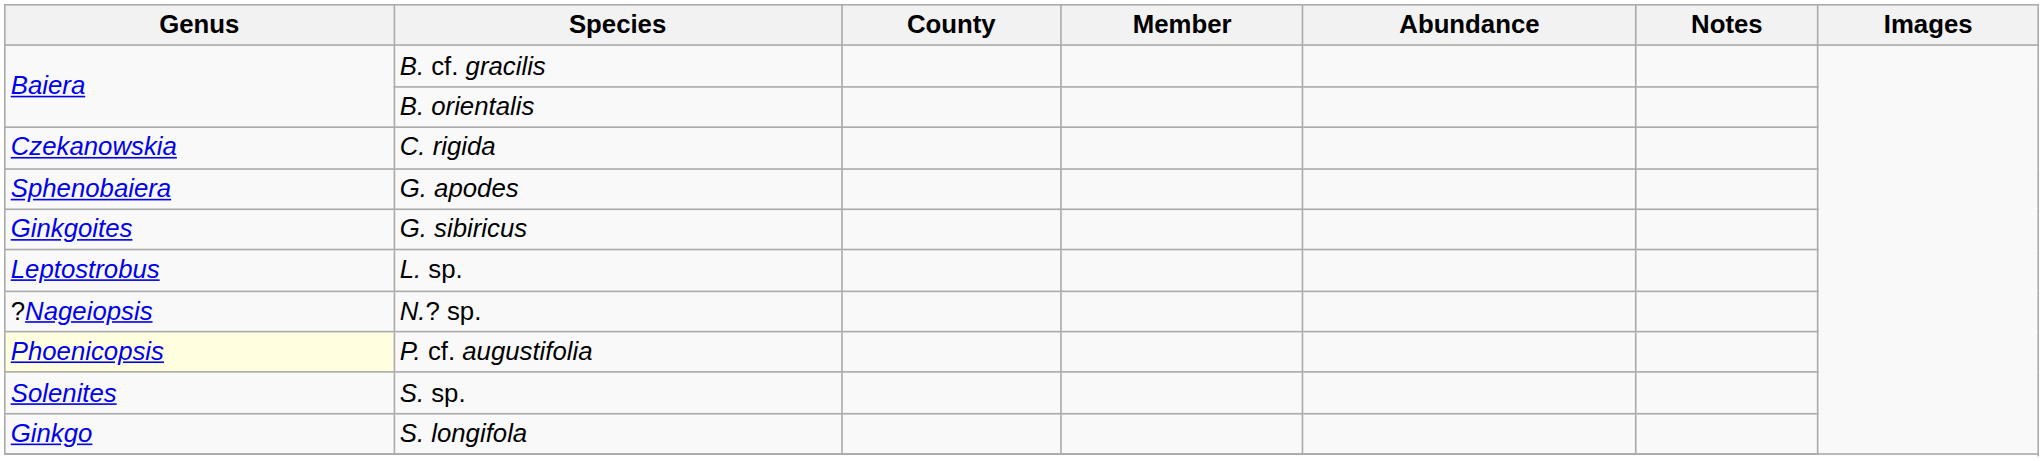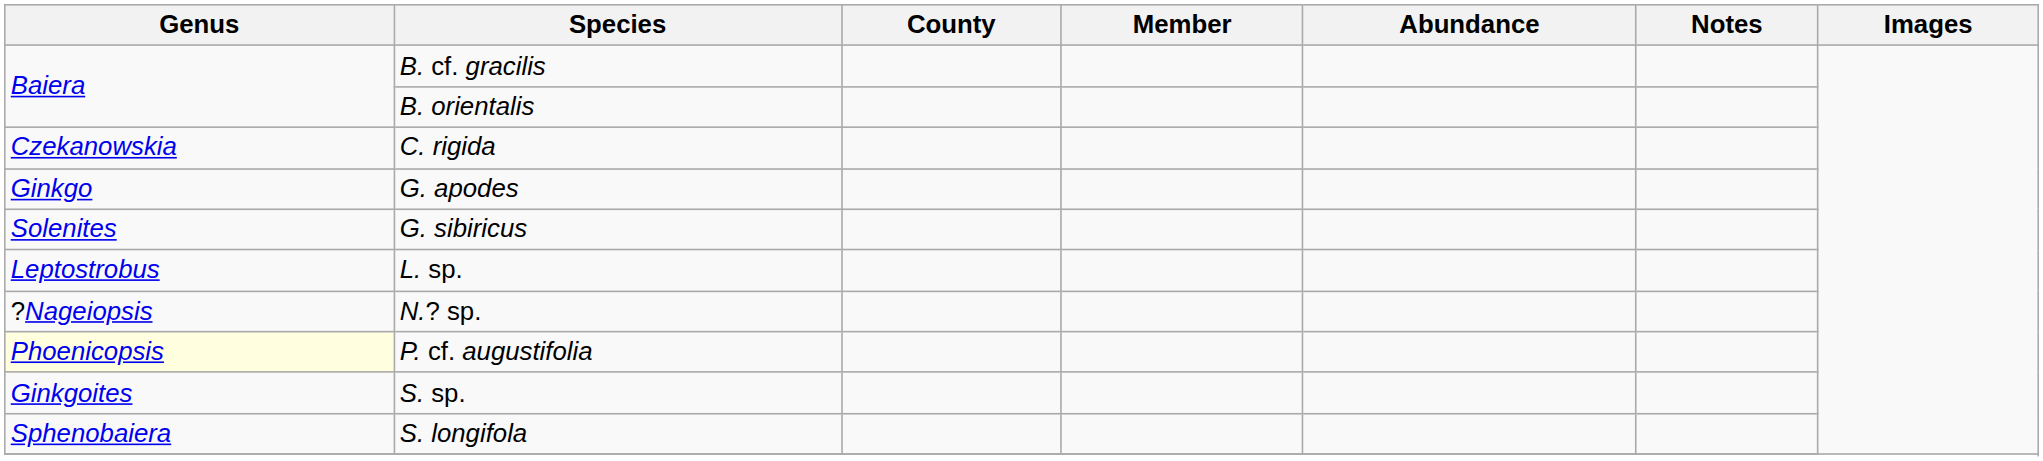(91, 188) Sphenobaiera -> (52, 188) Ginkgo
(72, 229) Ginkgoites -> (64, 229) Solenites
(64, 392) Solenites -> (72, 392) Ginkgoites
(52, 433) Ginkgo -> (91, 433) Sphenobaiera
